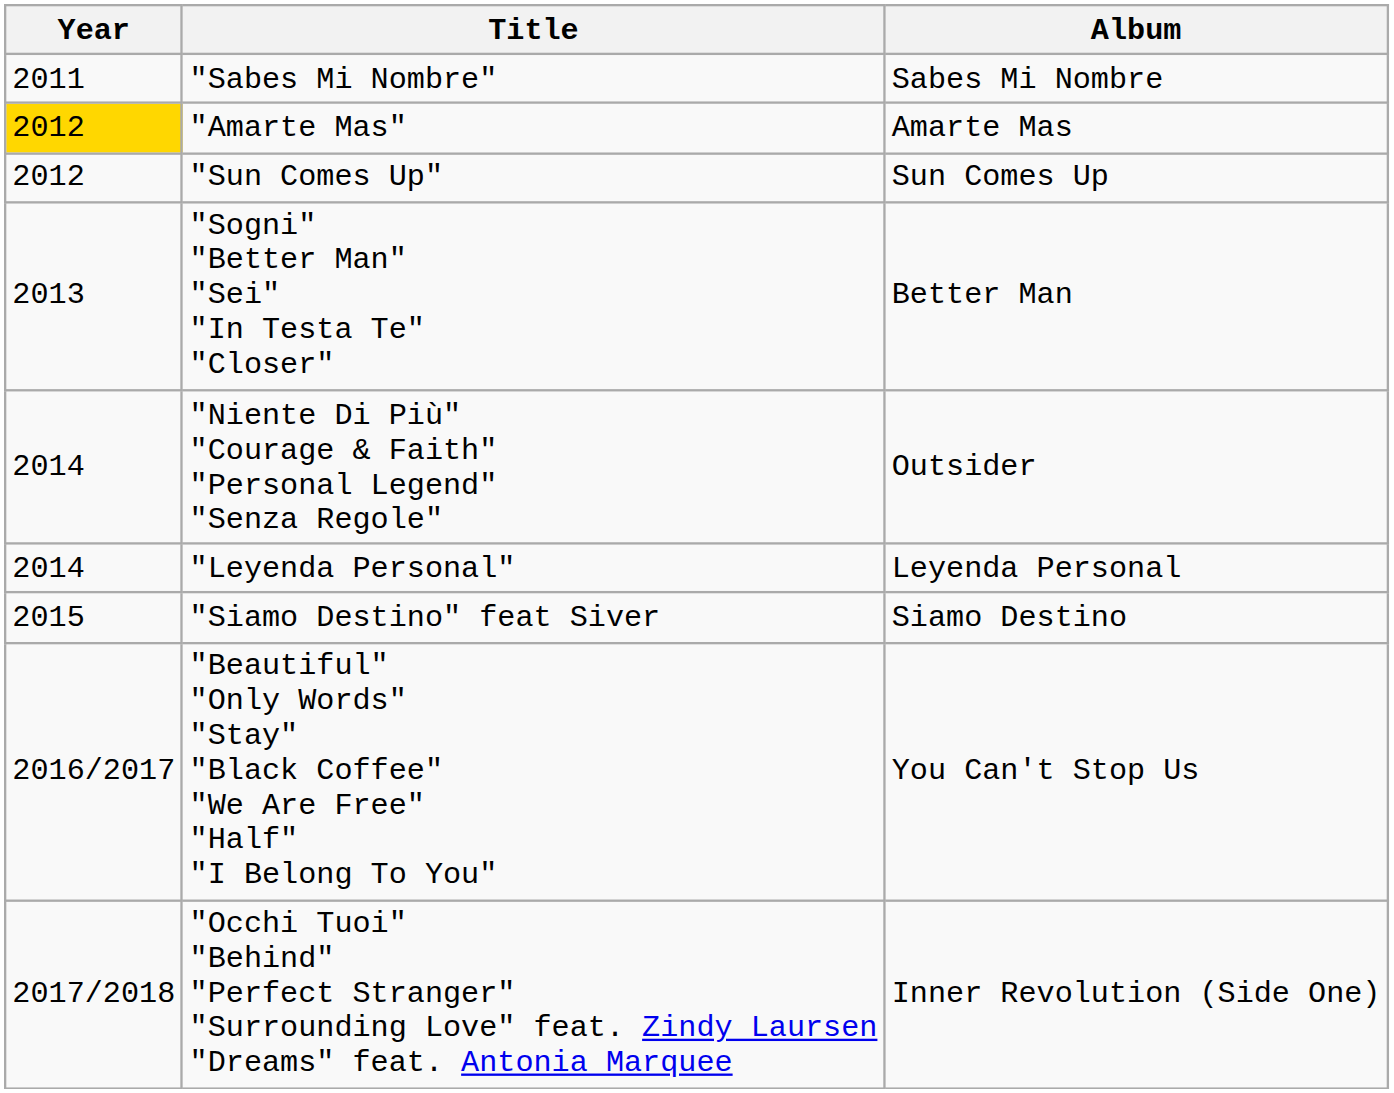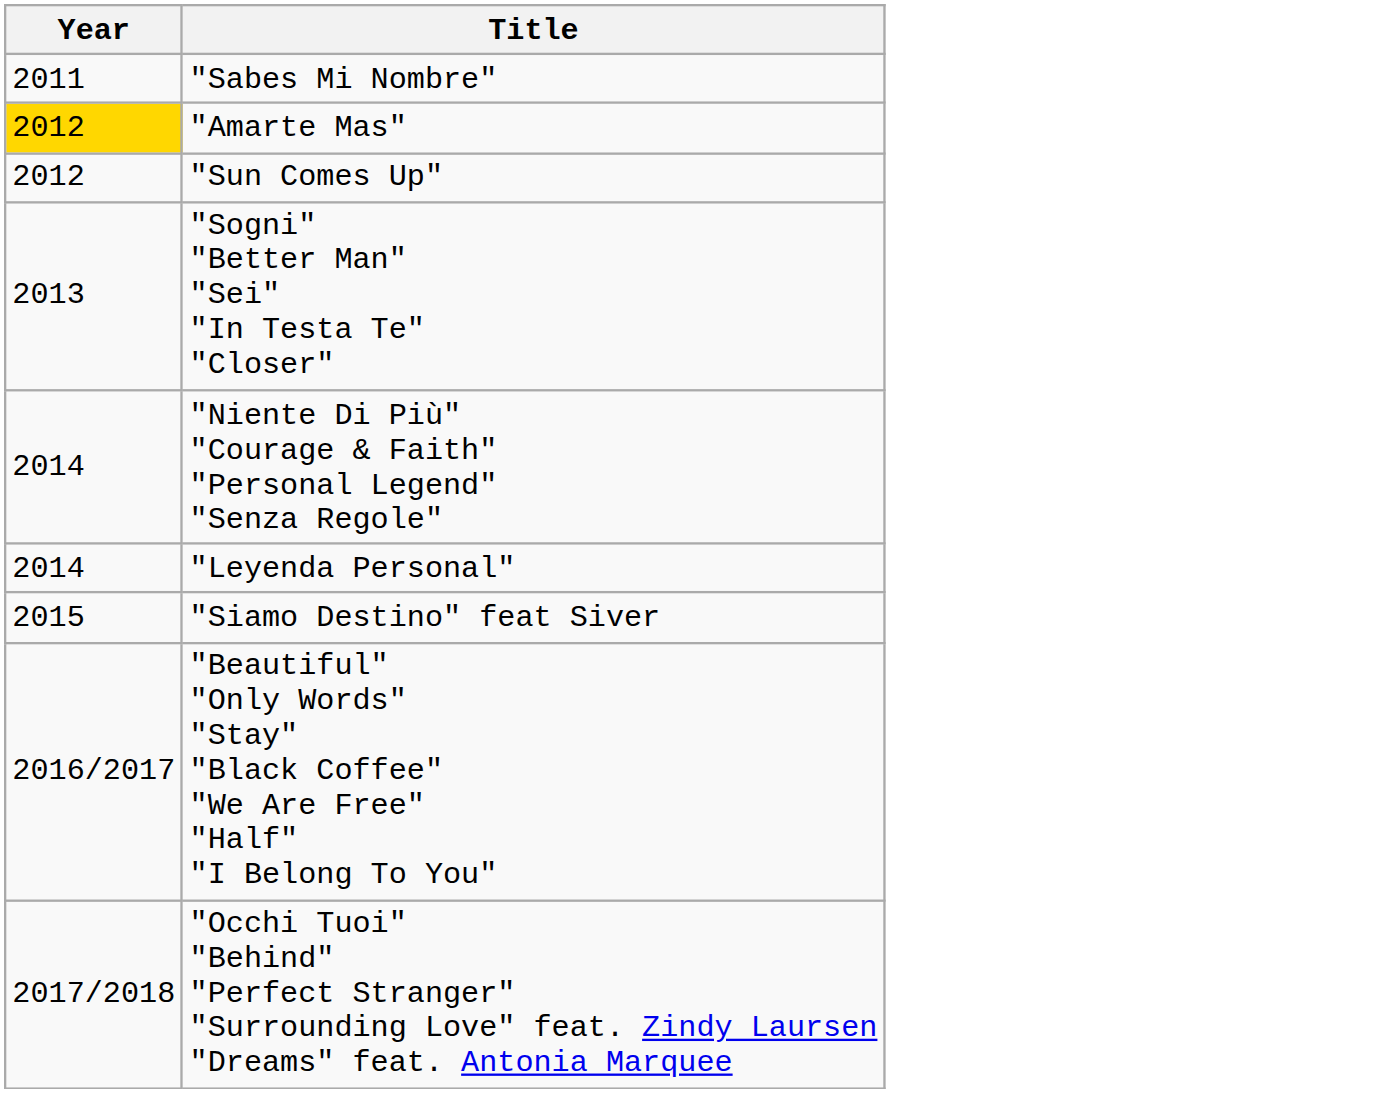- column: (1136, 30)
